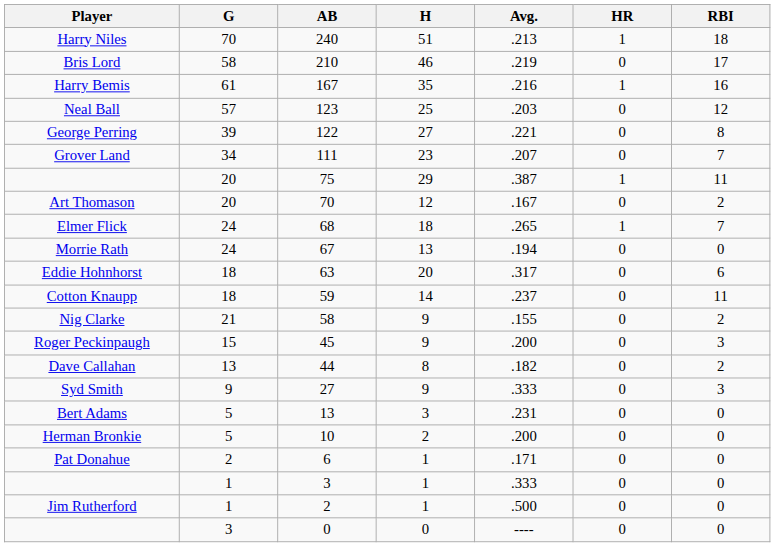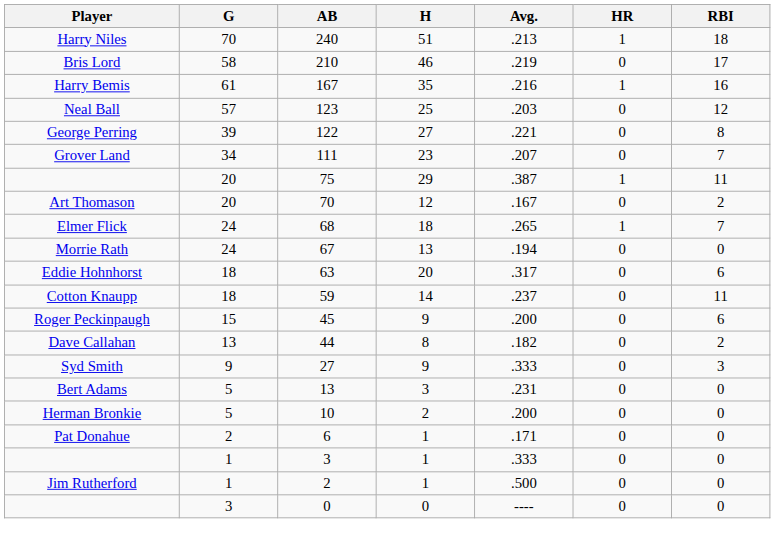- row: (92, 319)
(721, 343) 3 -> (721, 319) 6
